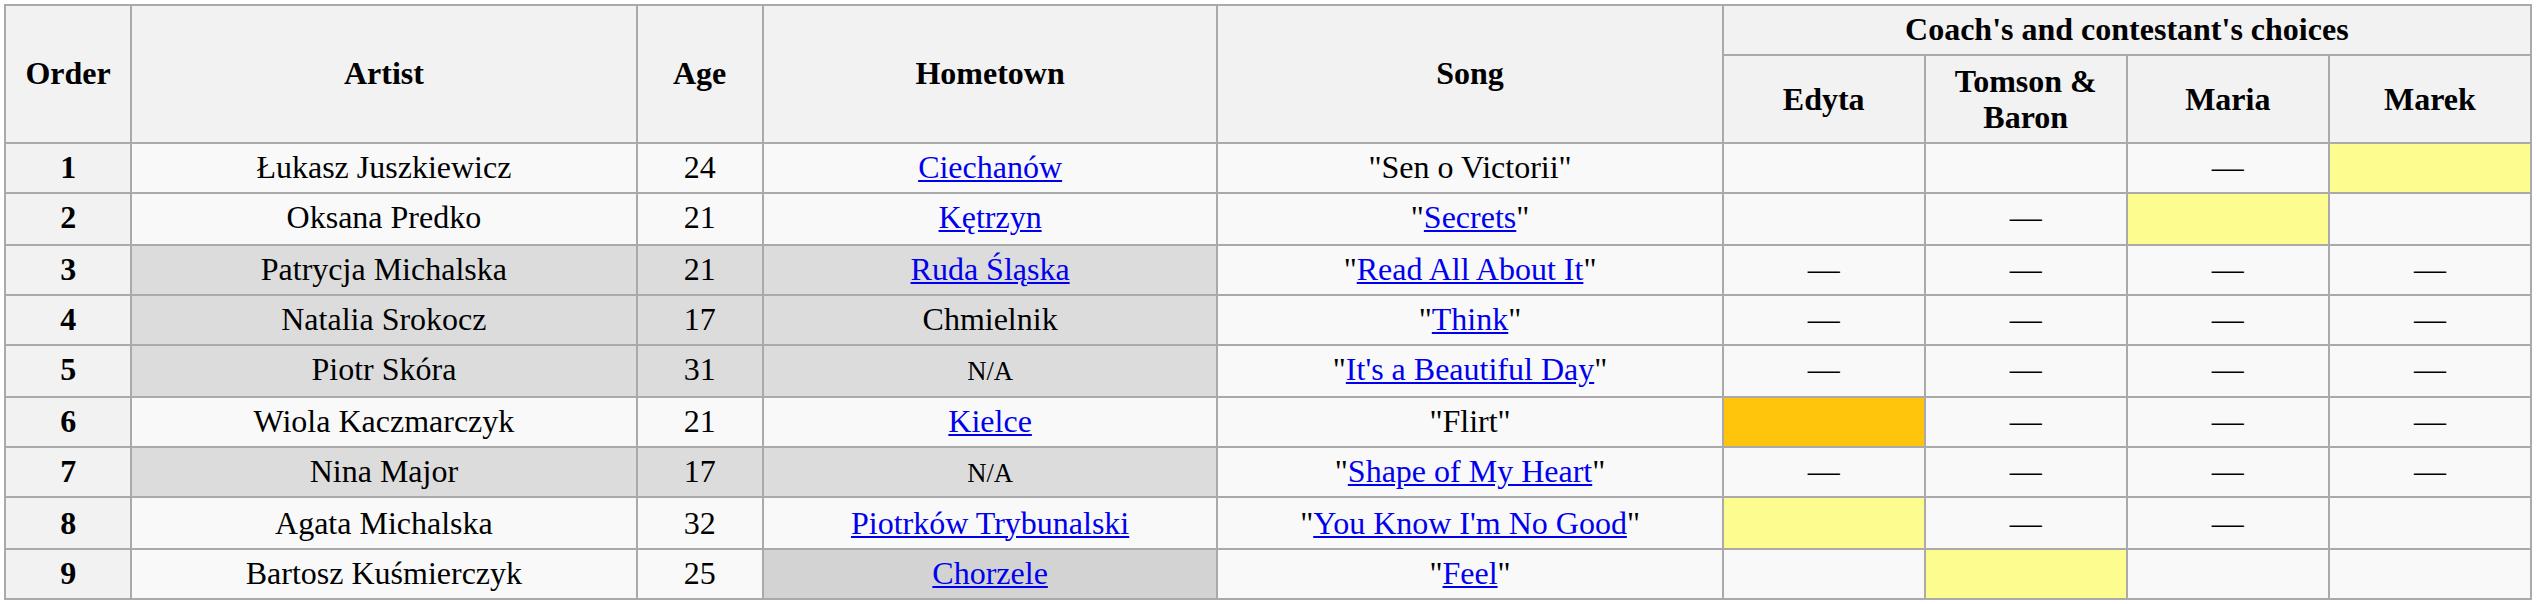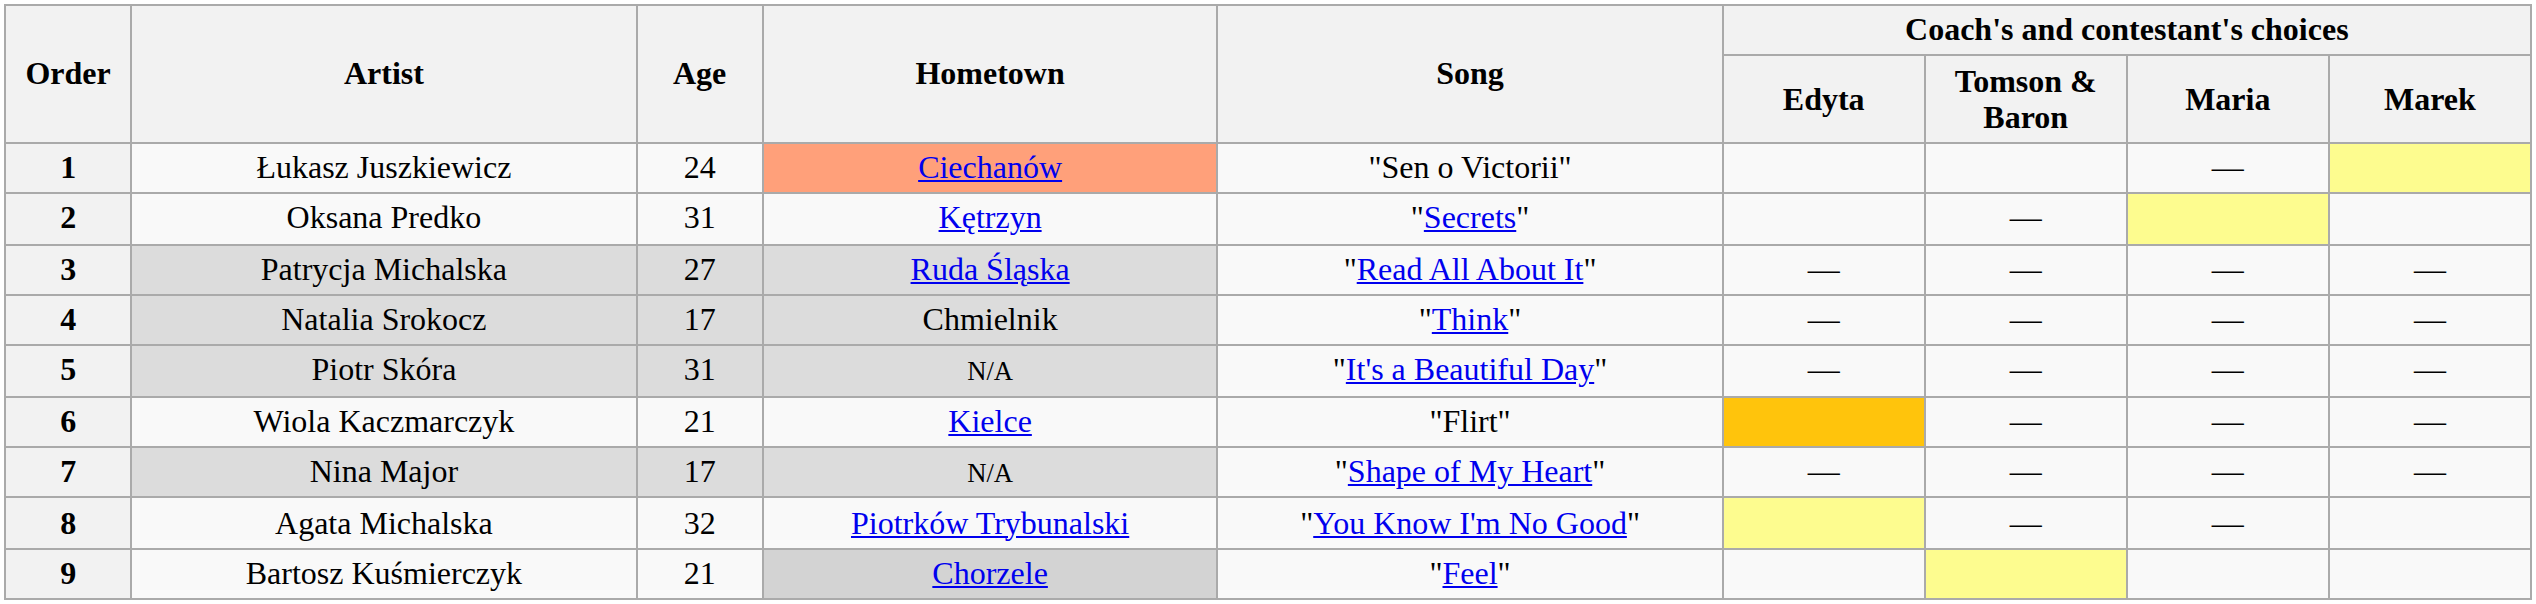(990, 167) no background -> (990, 167) lightsalmon background
(700, 218) 21 -> (700, 218) 31
(700, 268) 21 -> (700, 268) 27
(700, 573) 25 -> (700, 573) 21
